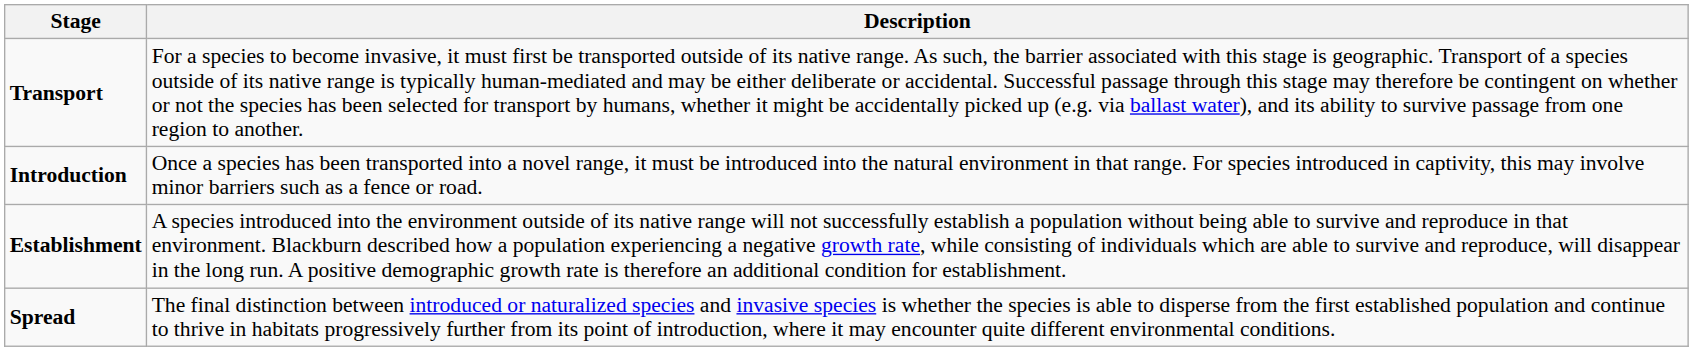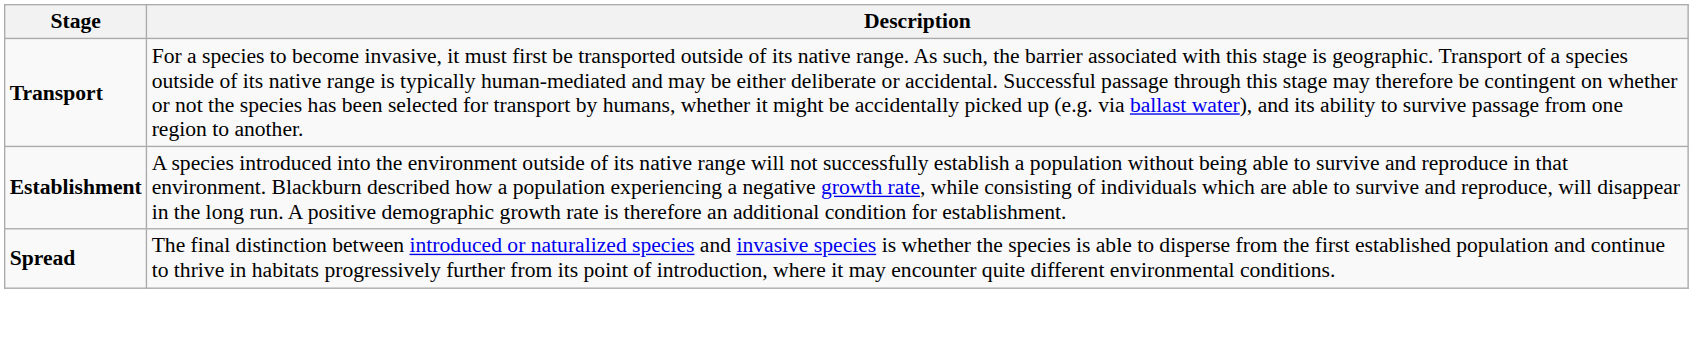- row: (68, 175)
